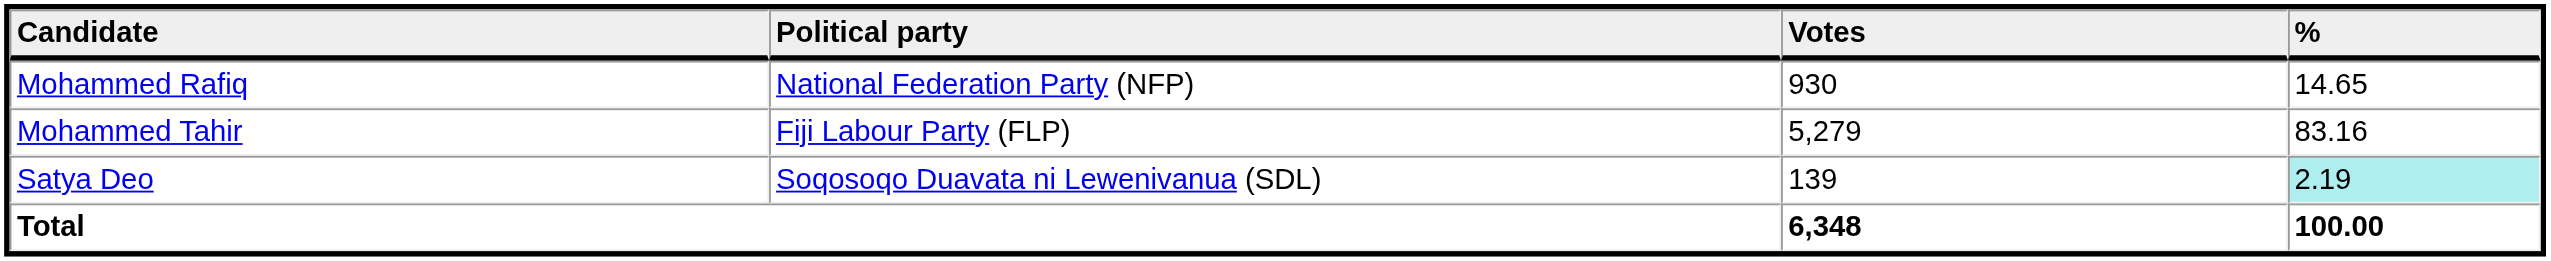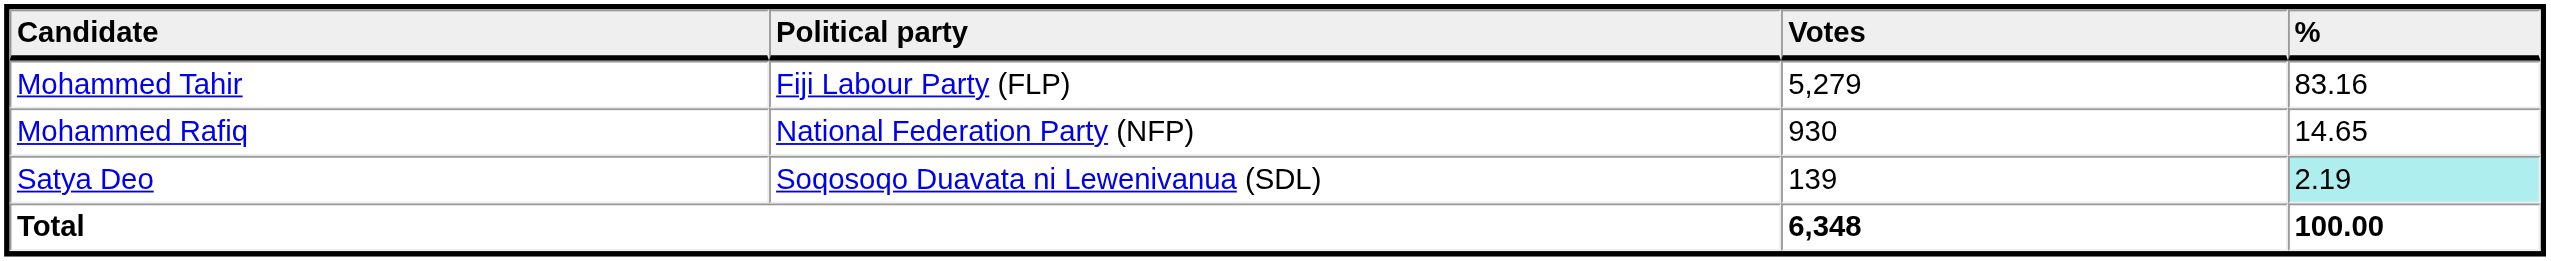rows swapped: (130, 131) <-> (133, 84)
